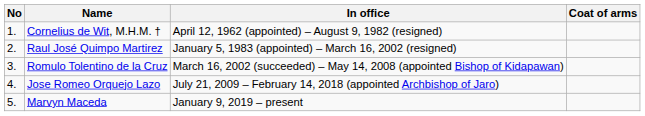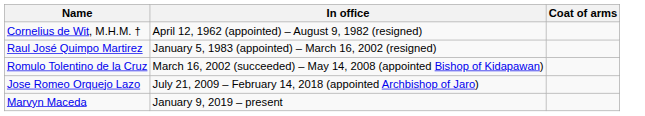- column: (14, 13)
